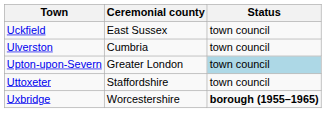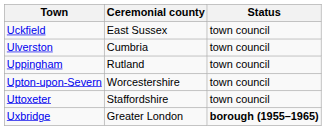+ row: (35, 64)
(145, 64) Greater London -> (143, 82) Worcestershire
(240, 64) lightblue background -> (240, 82) no background
(143, 99) Worcestershire -> (145, 116) Greater London
